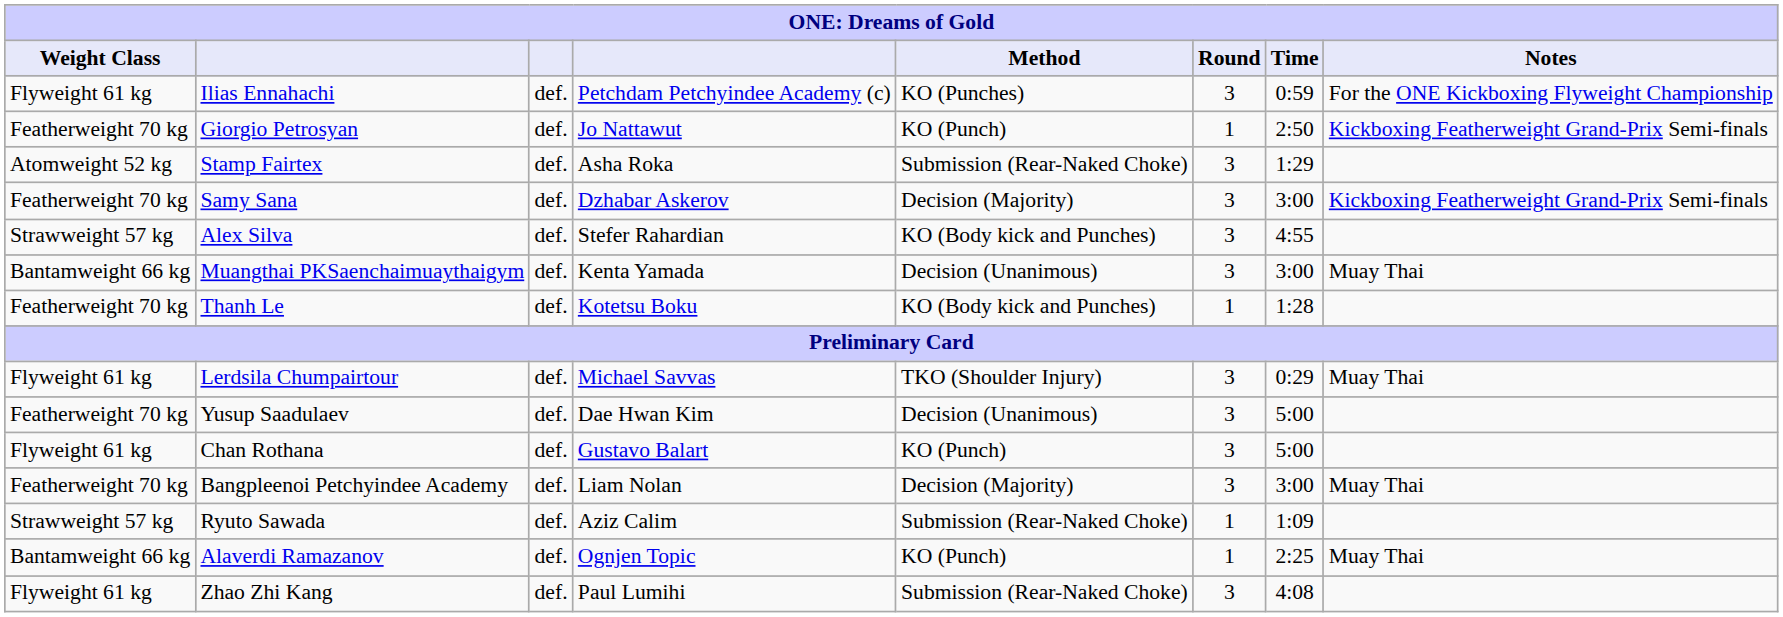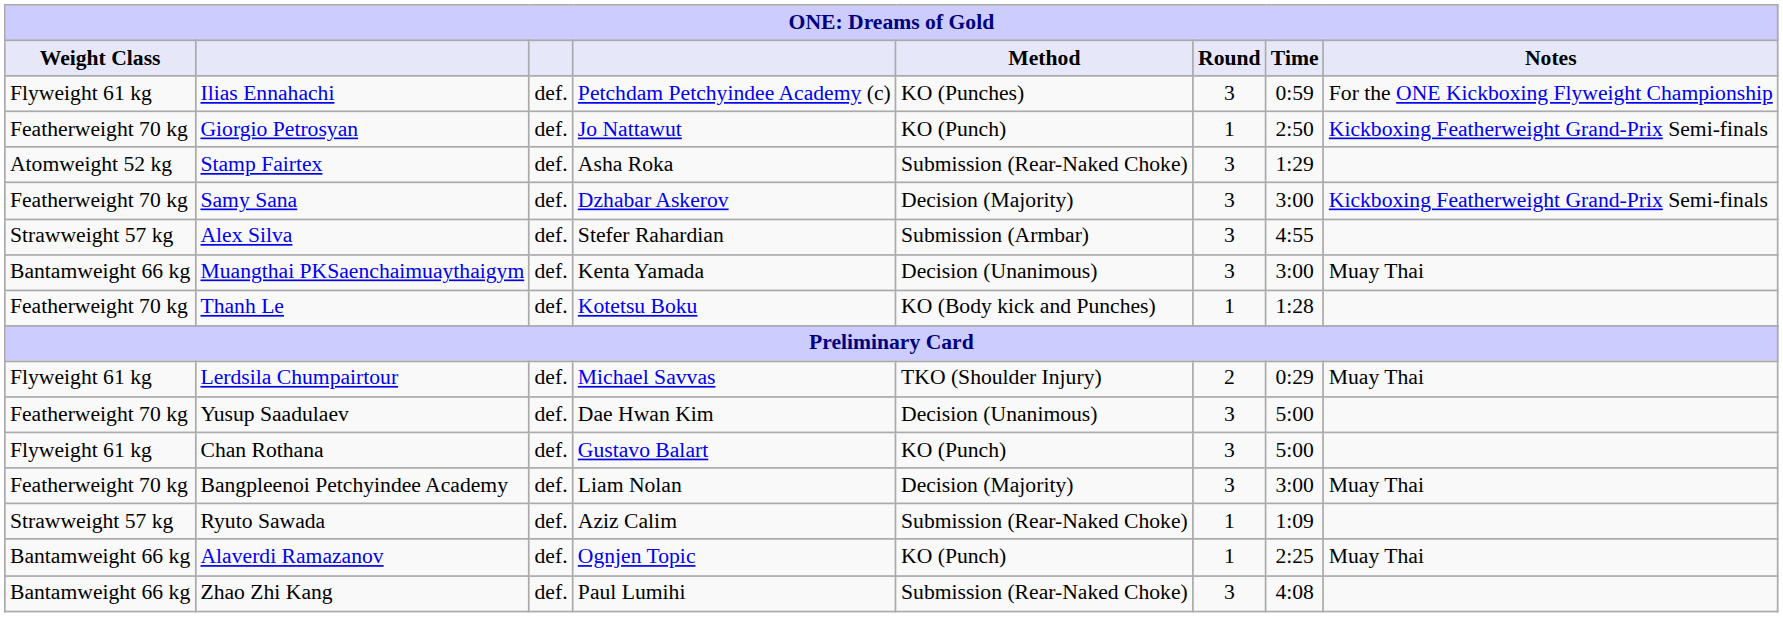(1028, 236) KO (Body kick and Punches) -> (995, 236) Submission (Armbar)
(1229, 378) 3 -> (1229, 378) 2
(81, 592) Flyweight 61 kg -> (100, 592) Bantamweight 66 kg
